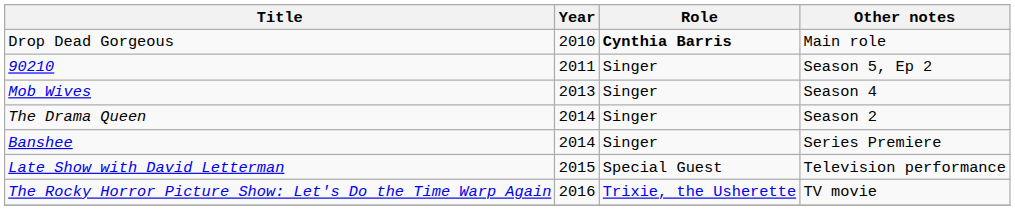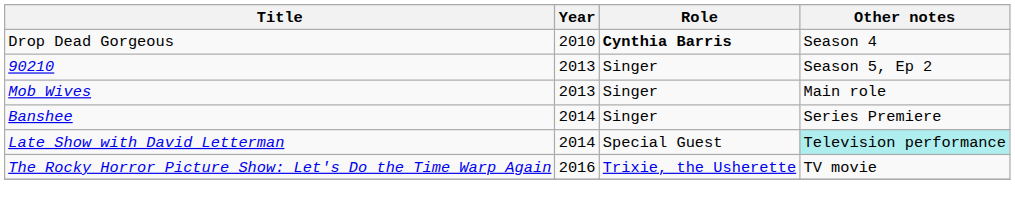(845, 42) Main role -> (840, 42) Season 4
(577, 67) 2011 -> (577, 67) 2013
(840, 92) Season 4 -> (845, 92) Main role
- row: (77, 117)
(577, 167) 2015 -> (577, 142) 2014
(905, 167) no background -> (905, 142) paleturquoise background
